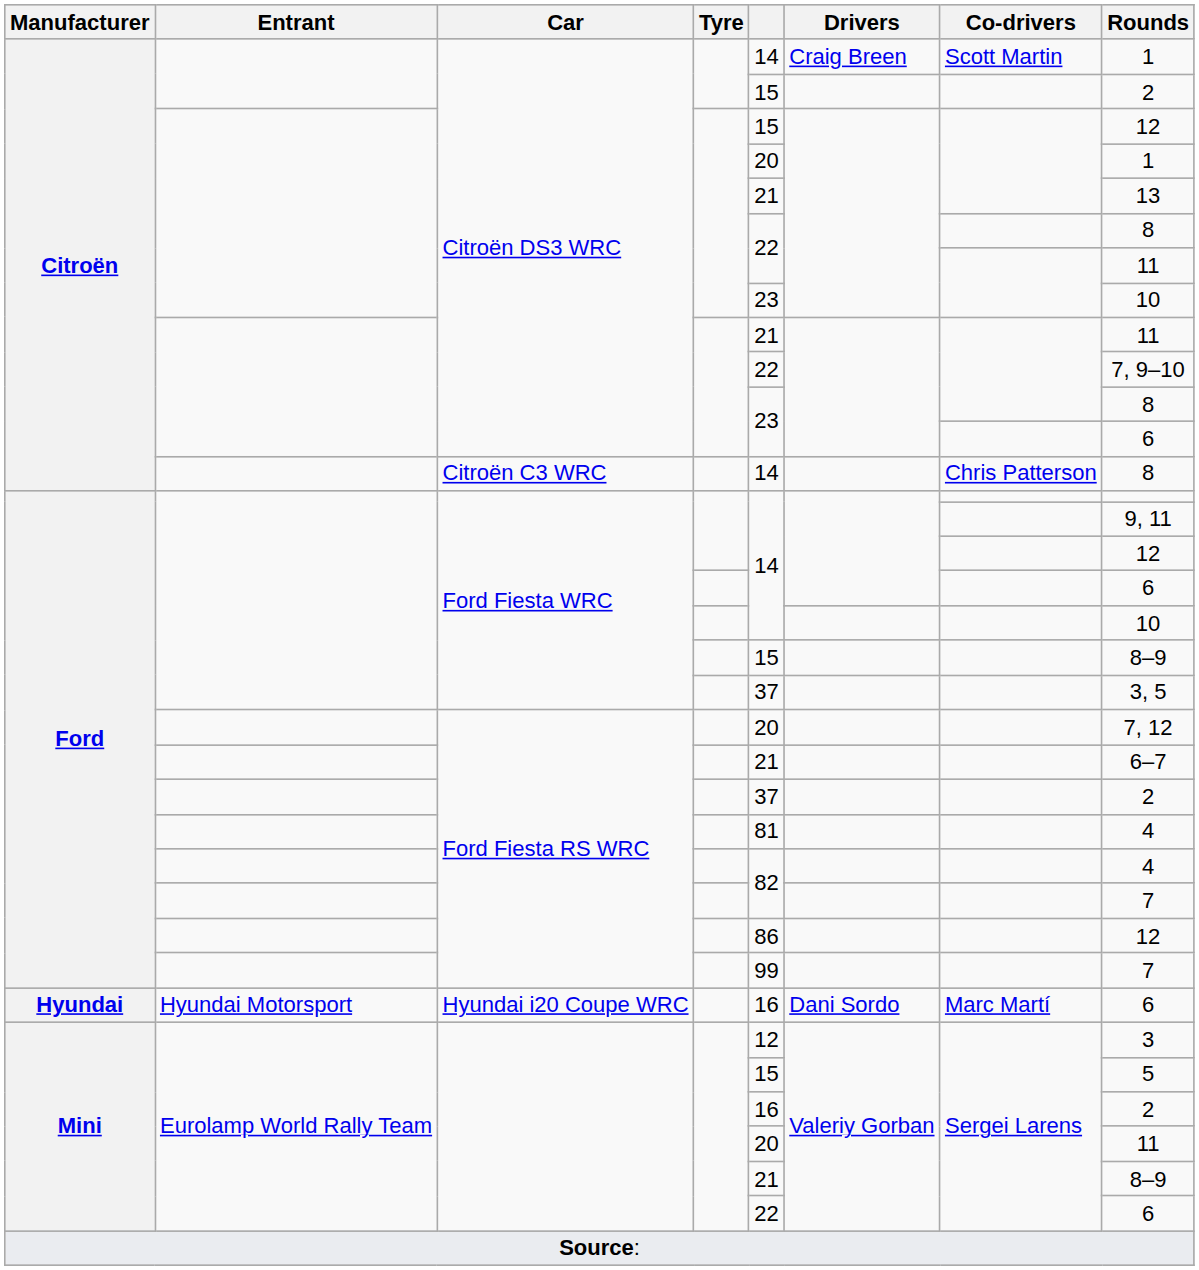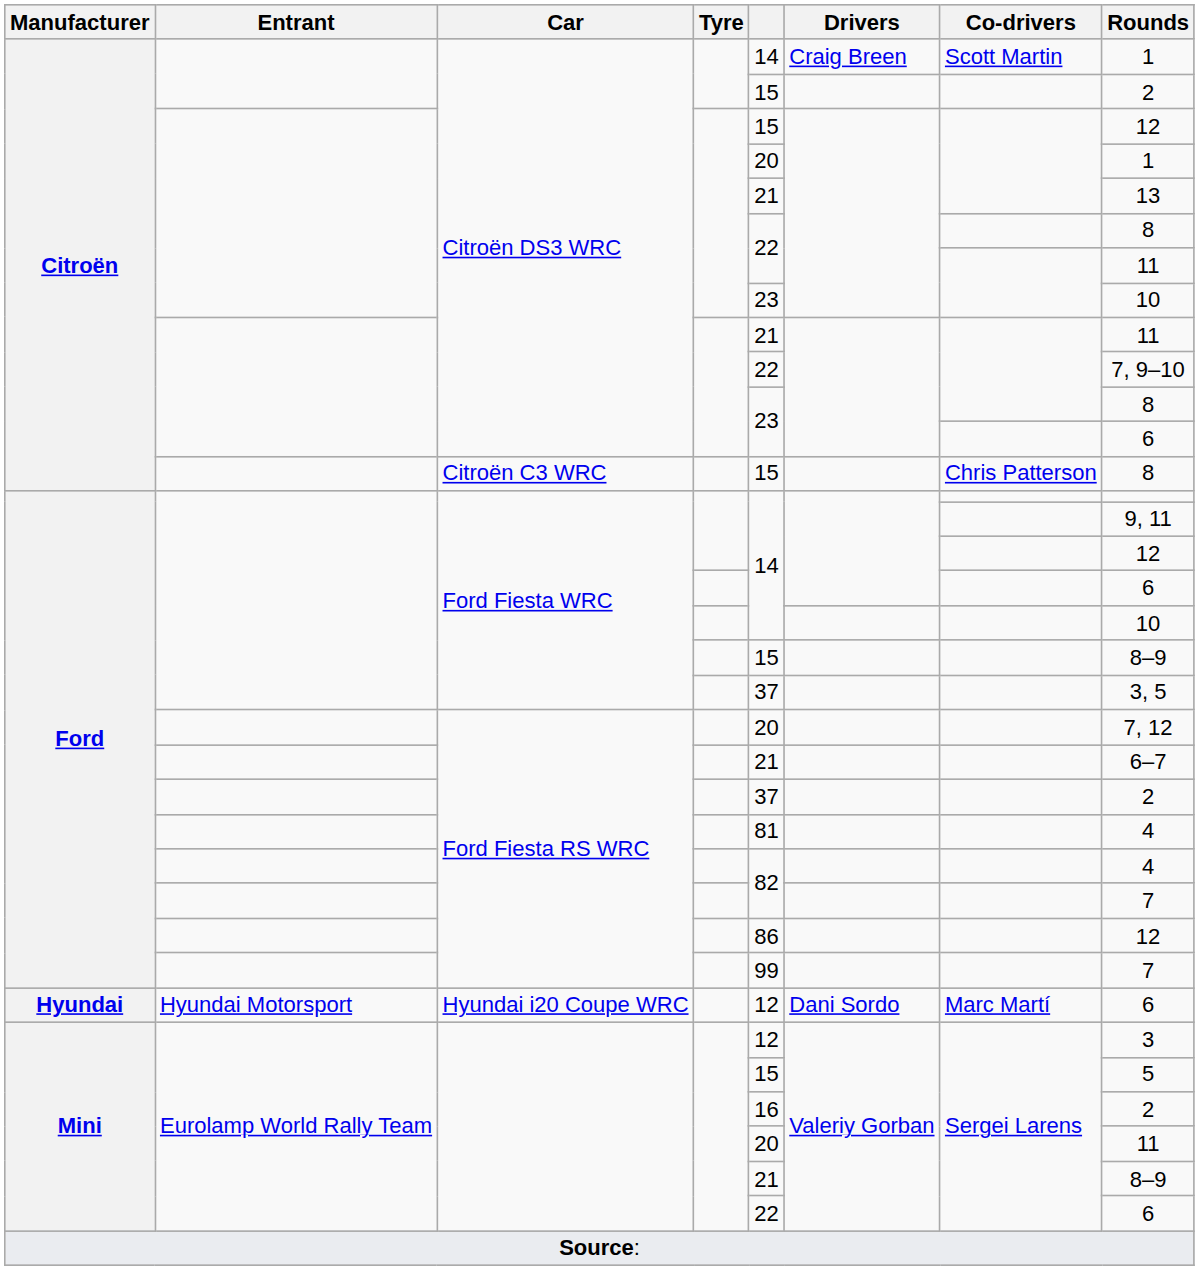(767, 473) 14 -> (767, 473) 15
(767, 1005) 16 -> (767, 1005) 12
